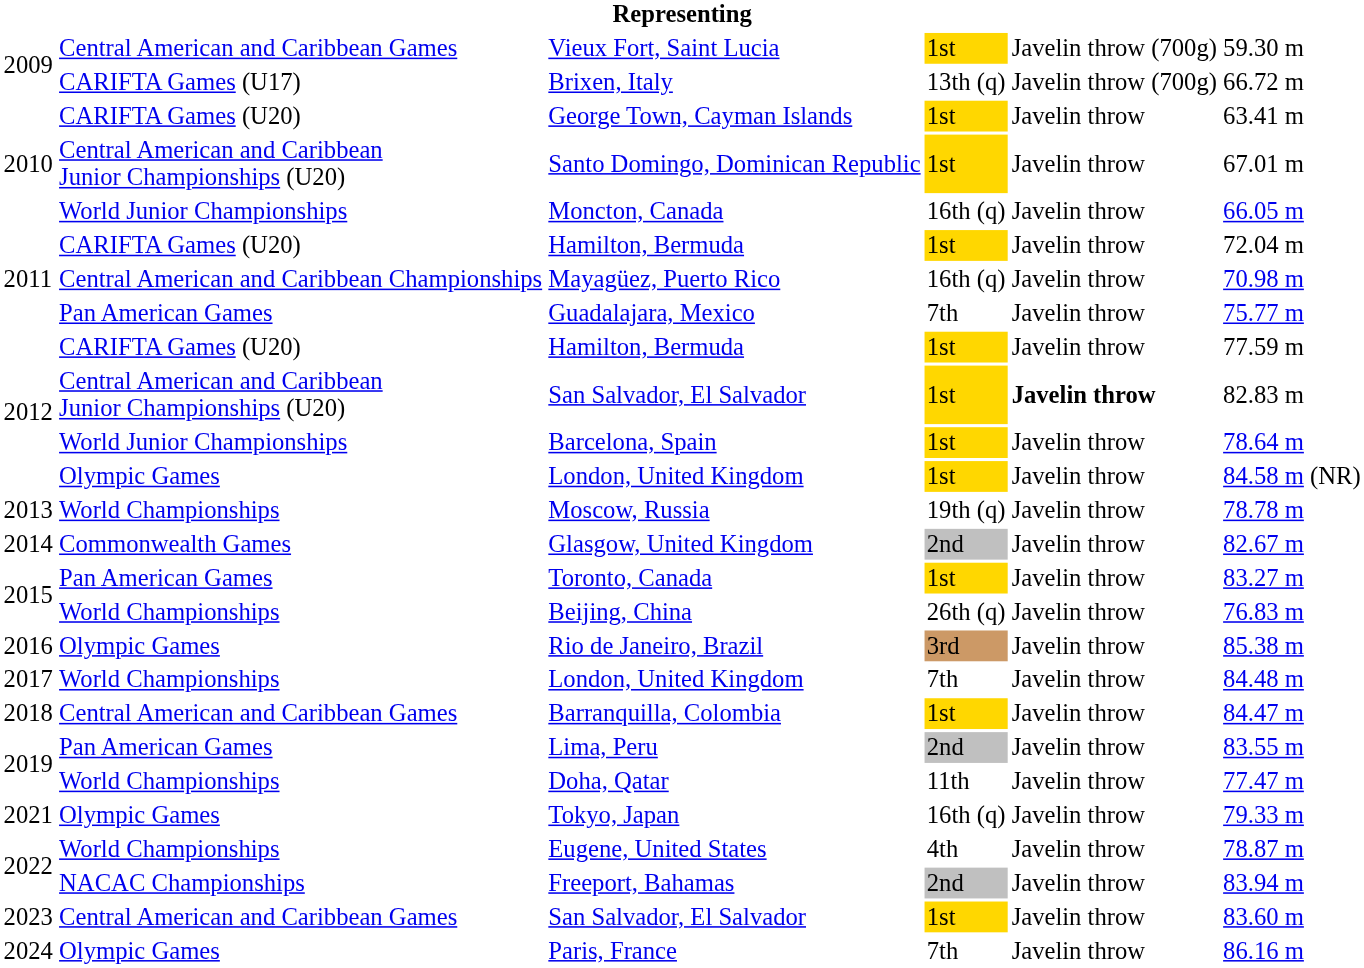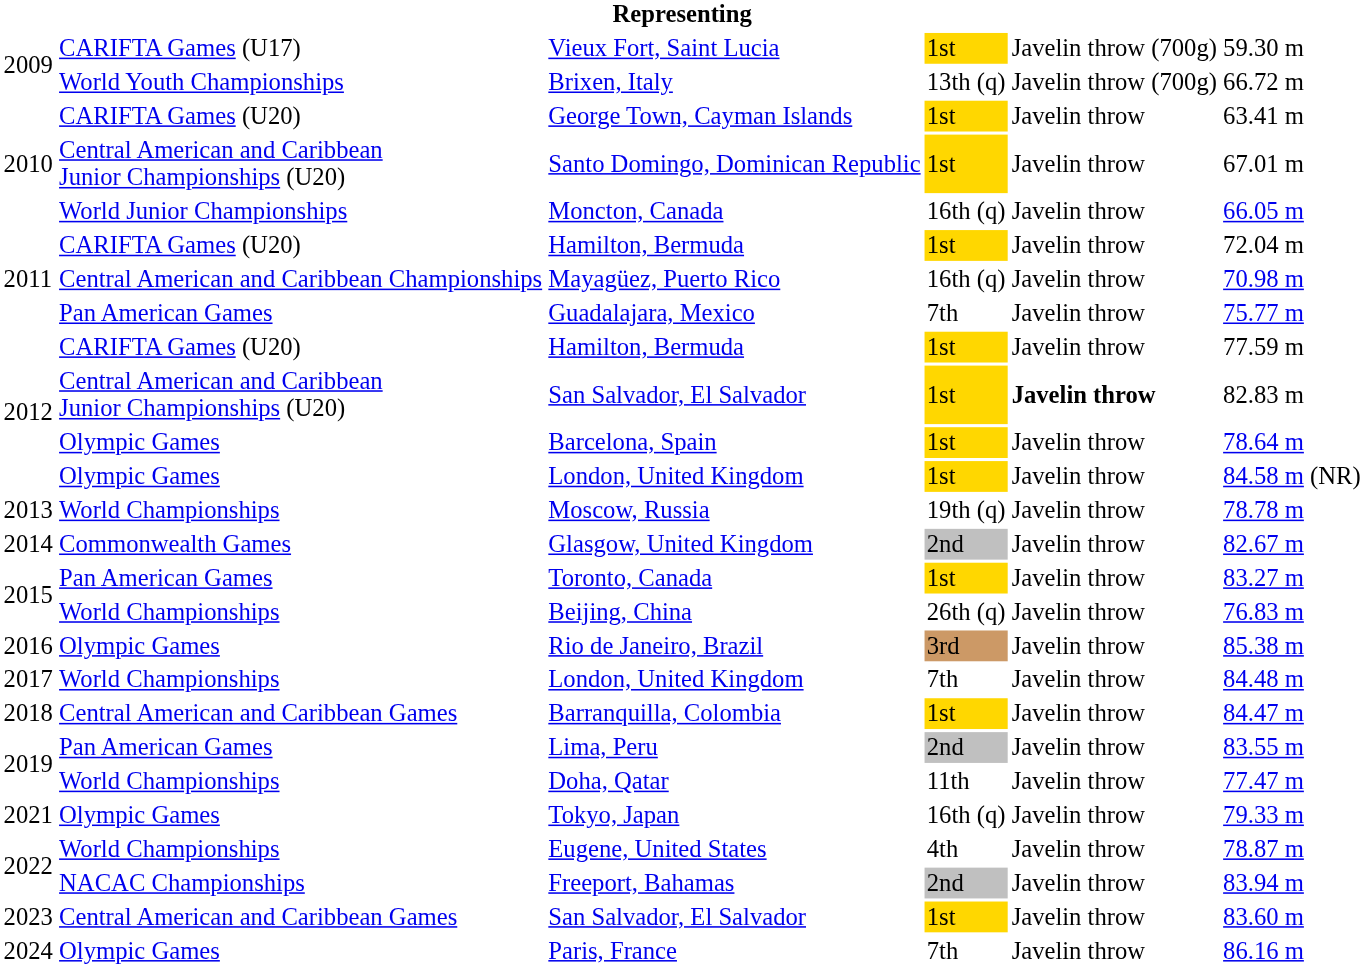(258, 48) Central American and Caribbean Games -> (180, 48) CARIFTA Games (U17)
(180, 81) CARIFTA Games (U17) -> (201, 81) World Youth Championships
(203, 442) World Junior Championships -> (139, 442) Olympic Games
